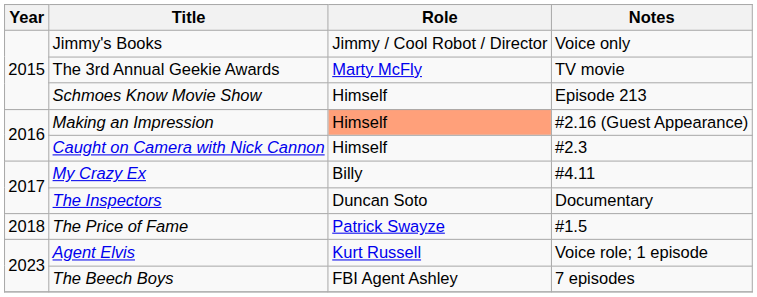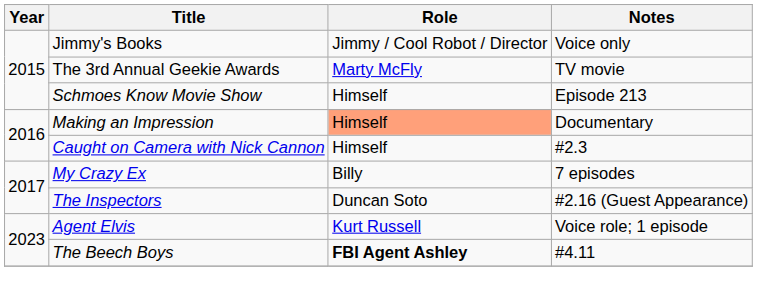(652, 122) #2.16 (Guest Appearance) -> (604, 122) Documentary
(575, 174) #4.11 -> (595, 174) 7 episodes
(604, 200) Documentary -> (652, 200) #2.16 (Guest Appearance)
- row: (120, 226)
(395, 278) normal -> (400, 252) bold
(595, 278) 7 episodes -> (575, 252) #4.11
